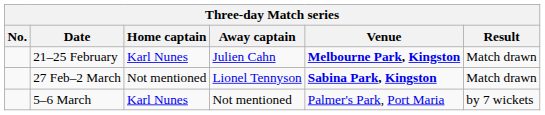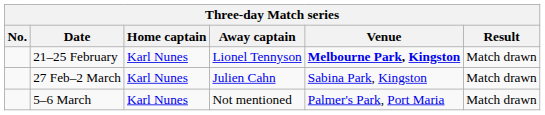(244, 57) Julien Cahn -> (257, 57) Lionel Tennyson
(167, 78) Not mentioned -> (157, 78) Karl Nunes
(257, 78) Lionel Tennyson -> (244, 78) Julien Cahn
(372, 78) bold -> (367, 78) normal
(500, 99) by 7 wickets -> (502, 99) Match drawn
